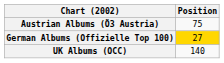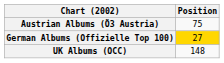(198, 51) 140 -> (198, 51) 148
